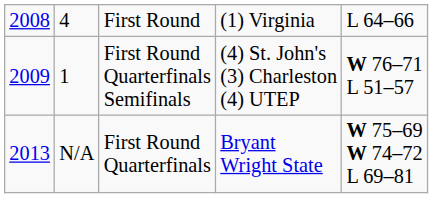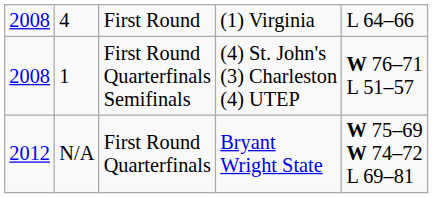(30, 75) 2009 -> (30, 75) 2008
(30, 153) 2013 -> (30, 153) 2012
